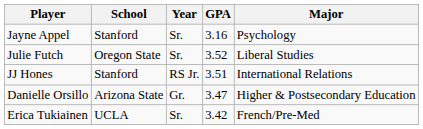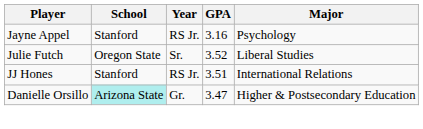(176, 34) Sr. -> (184, 34) RS Jr.
(129, 94) no background -> (129, 94) paleturquoise background
- row: (48, 114)
